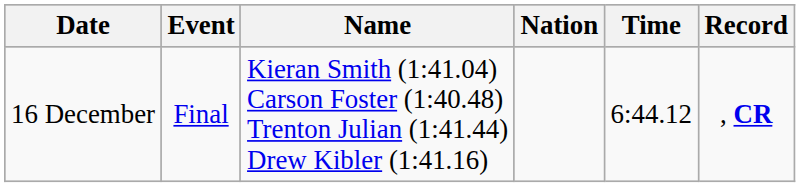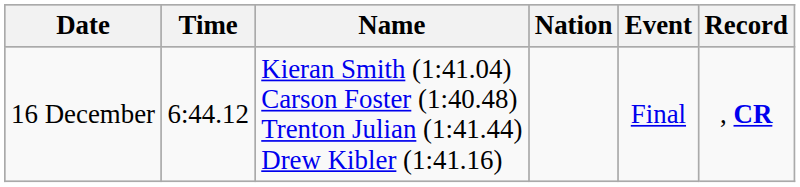columns swapped: (201, 25) <-> (651, 25)
